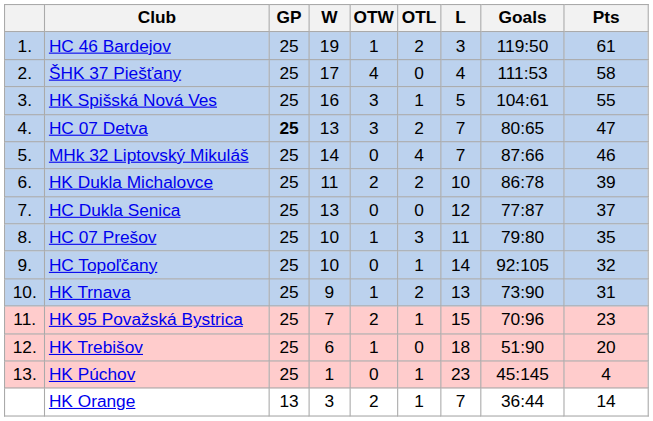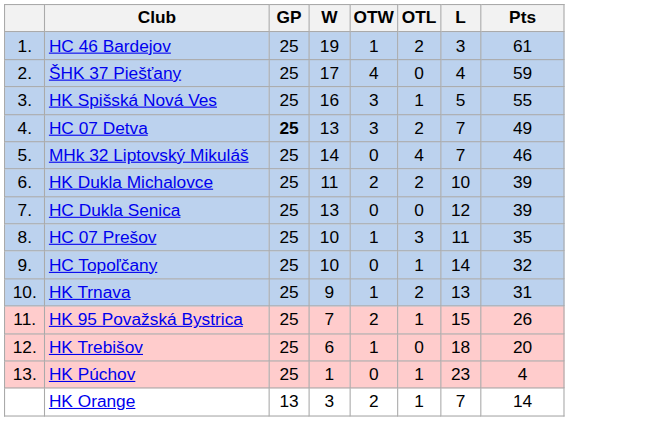- column: (523, 18)
(606, 73) 58 -> (523, 73) 59
(606, 127) 47 -> (523, 127) 49
(606, 210) 37 -> (523, 210) 39
(606, 319) 23 -> (523, 319) 26
